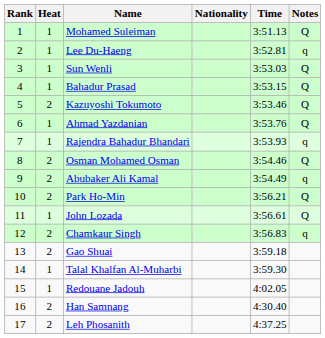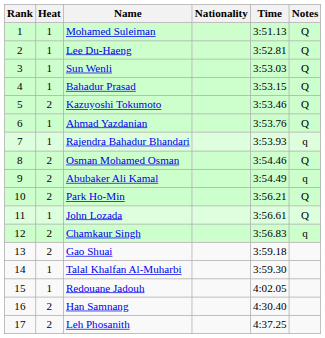(305, 50) q -> (305, 50) Q
